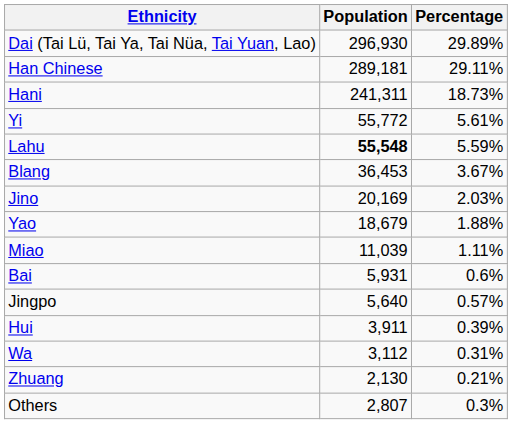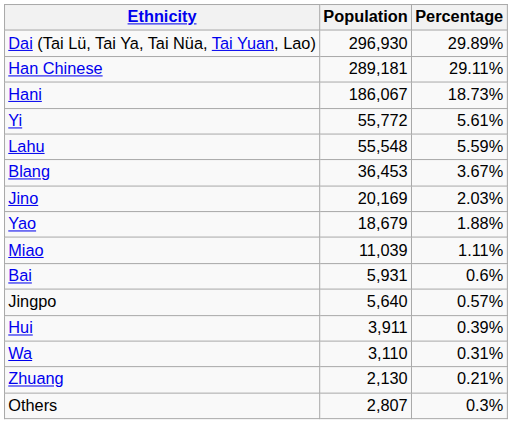(379, 95) 241,311 -> (378, 95) 186,067
(383, 146) bold -> (383, 146) normal
(388, 353) 3,112 -> (388, 353) 3,110
